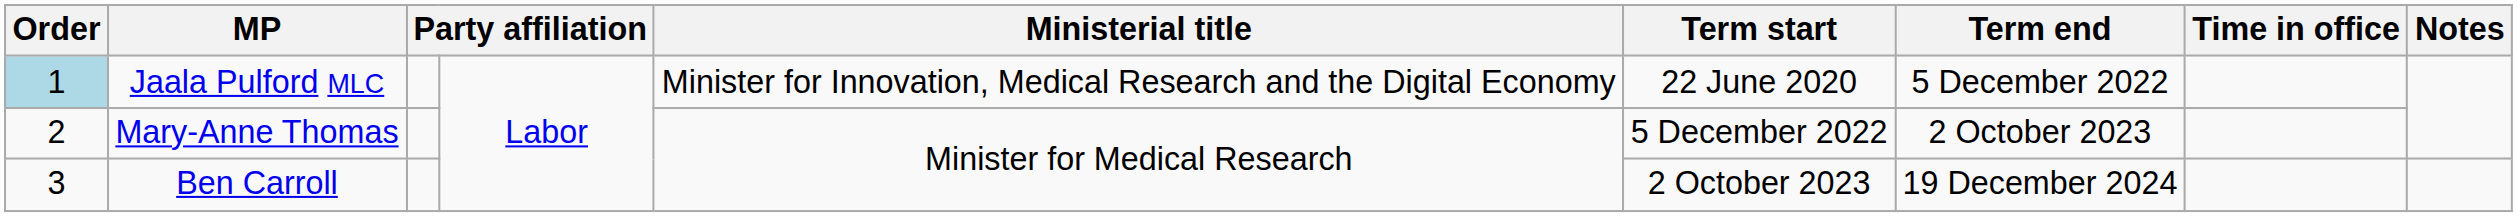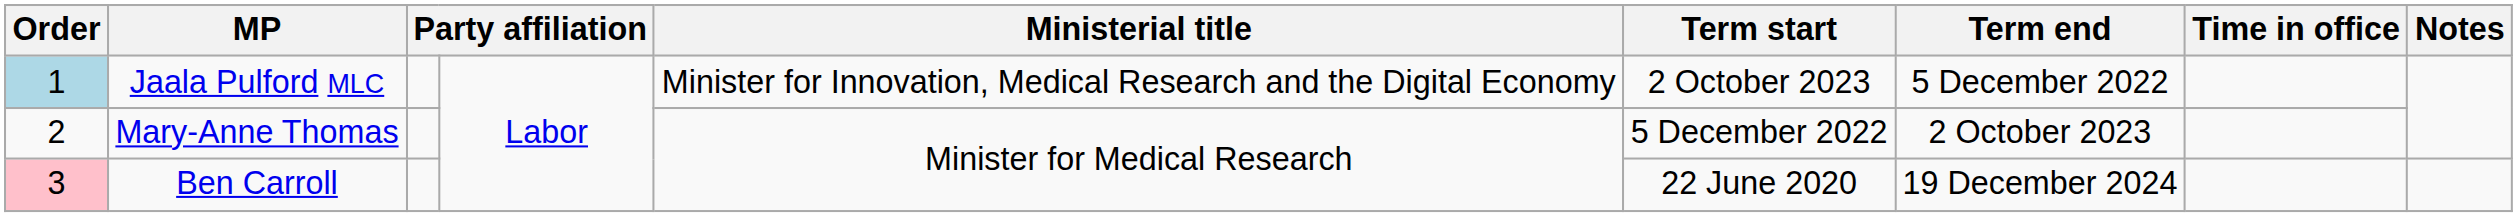(1759, 81) 22 June 2020 -> (1759, 81) 2 October 2023
(56, 183) no background -> (56, 183) pink background
(1759, 183) 2 October 2023 -> (1759, 183) 22 June 2020
